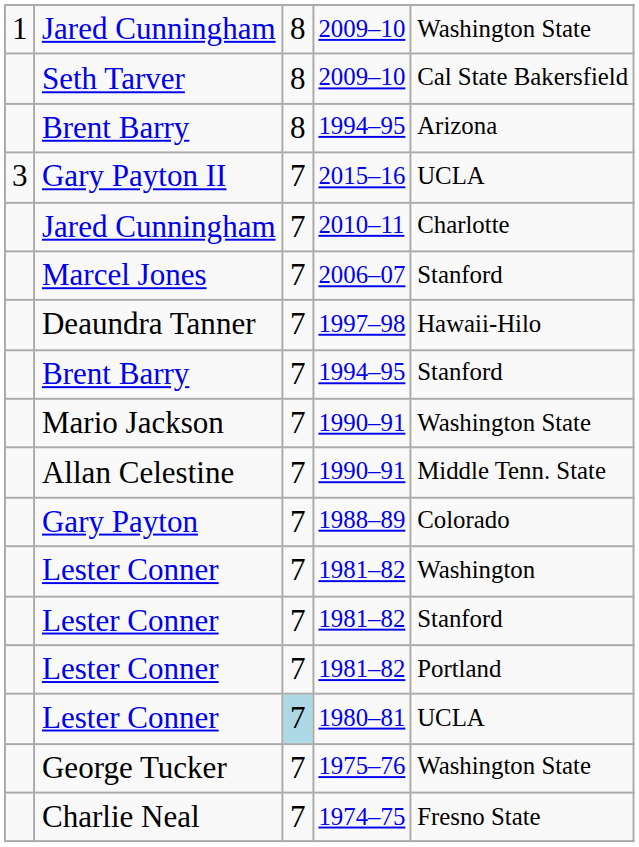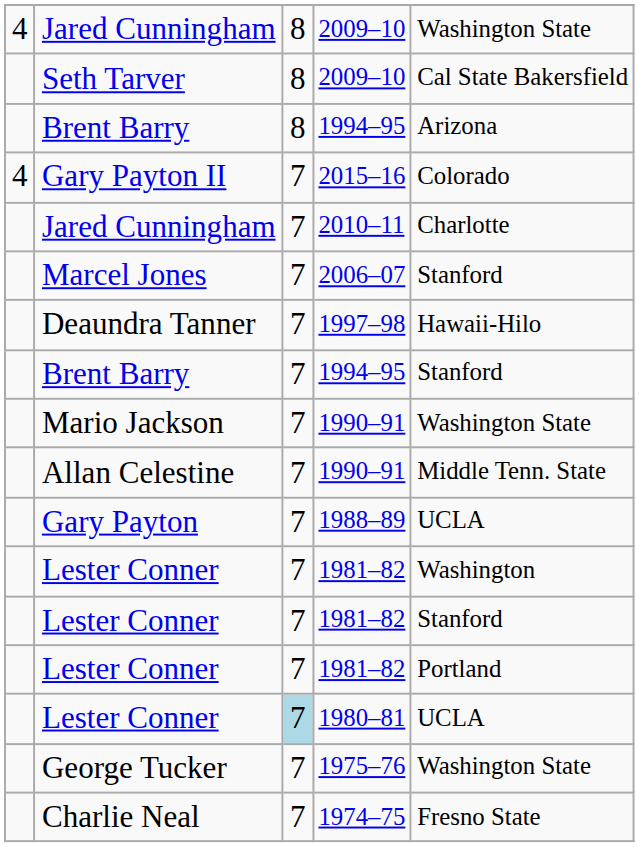(20, 29) 1 -> (20, 29) 4
(20, 176) 3 -> (20, 176) 4
(451, 176) UCLA -> (463, 176) Colorado
(463, 521) Colorado -> (451, 521) UCLA
